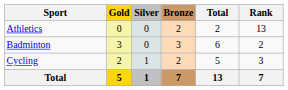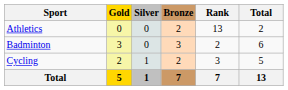columns swapped: (217, 12) <-> (261, 12)
